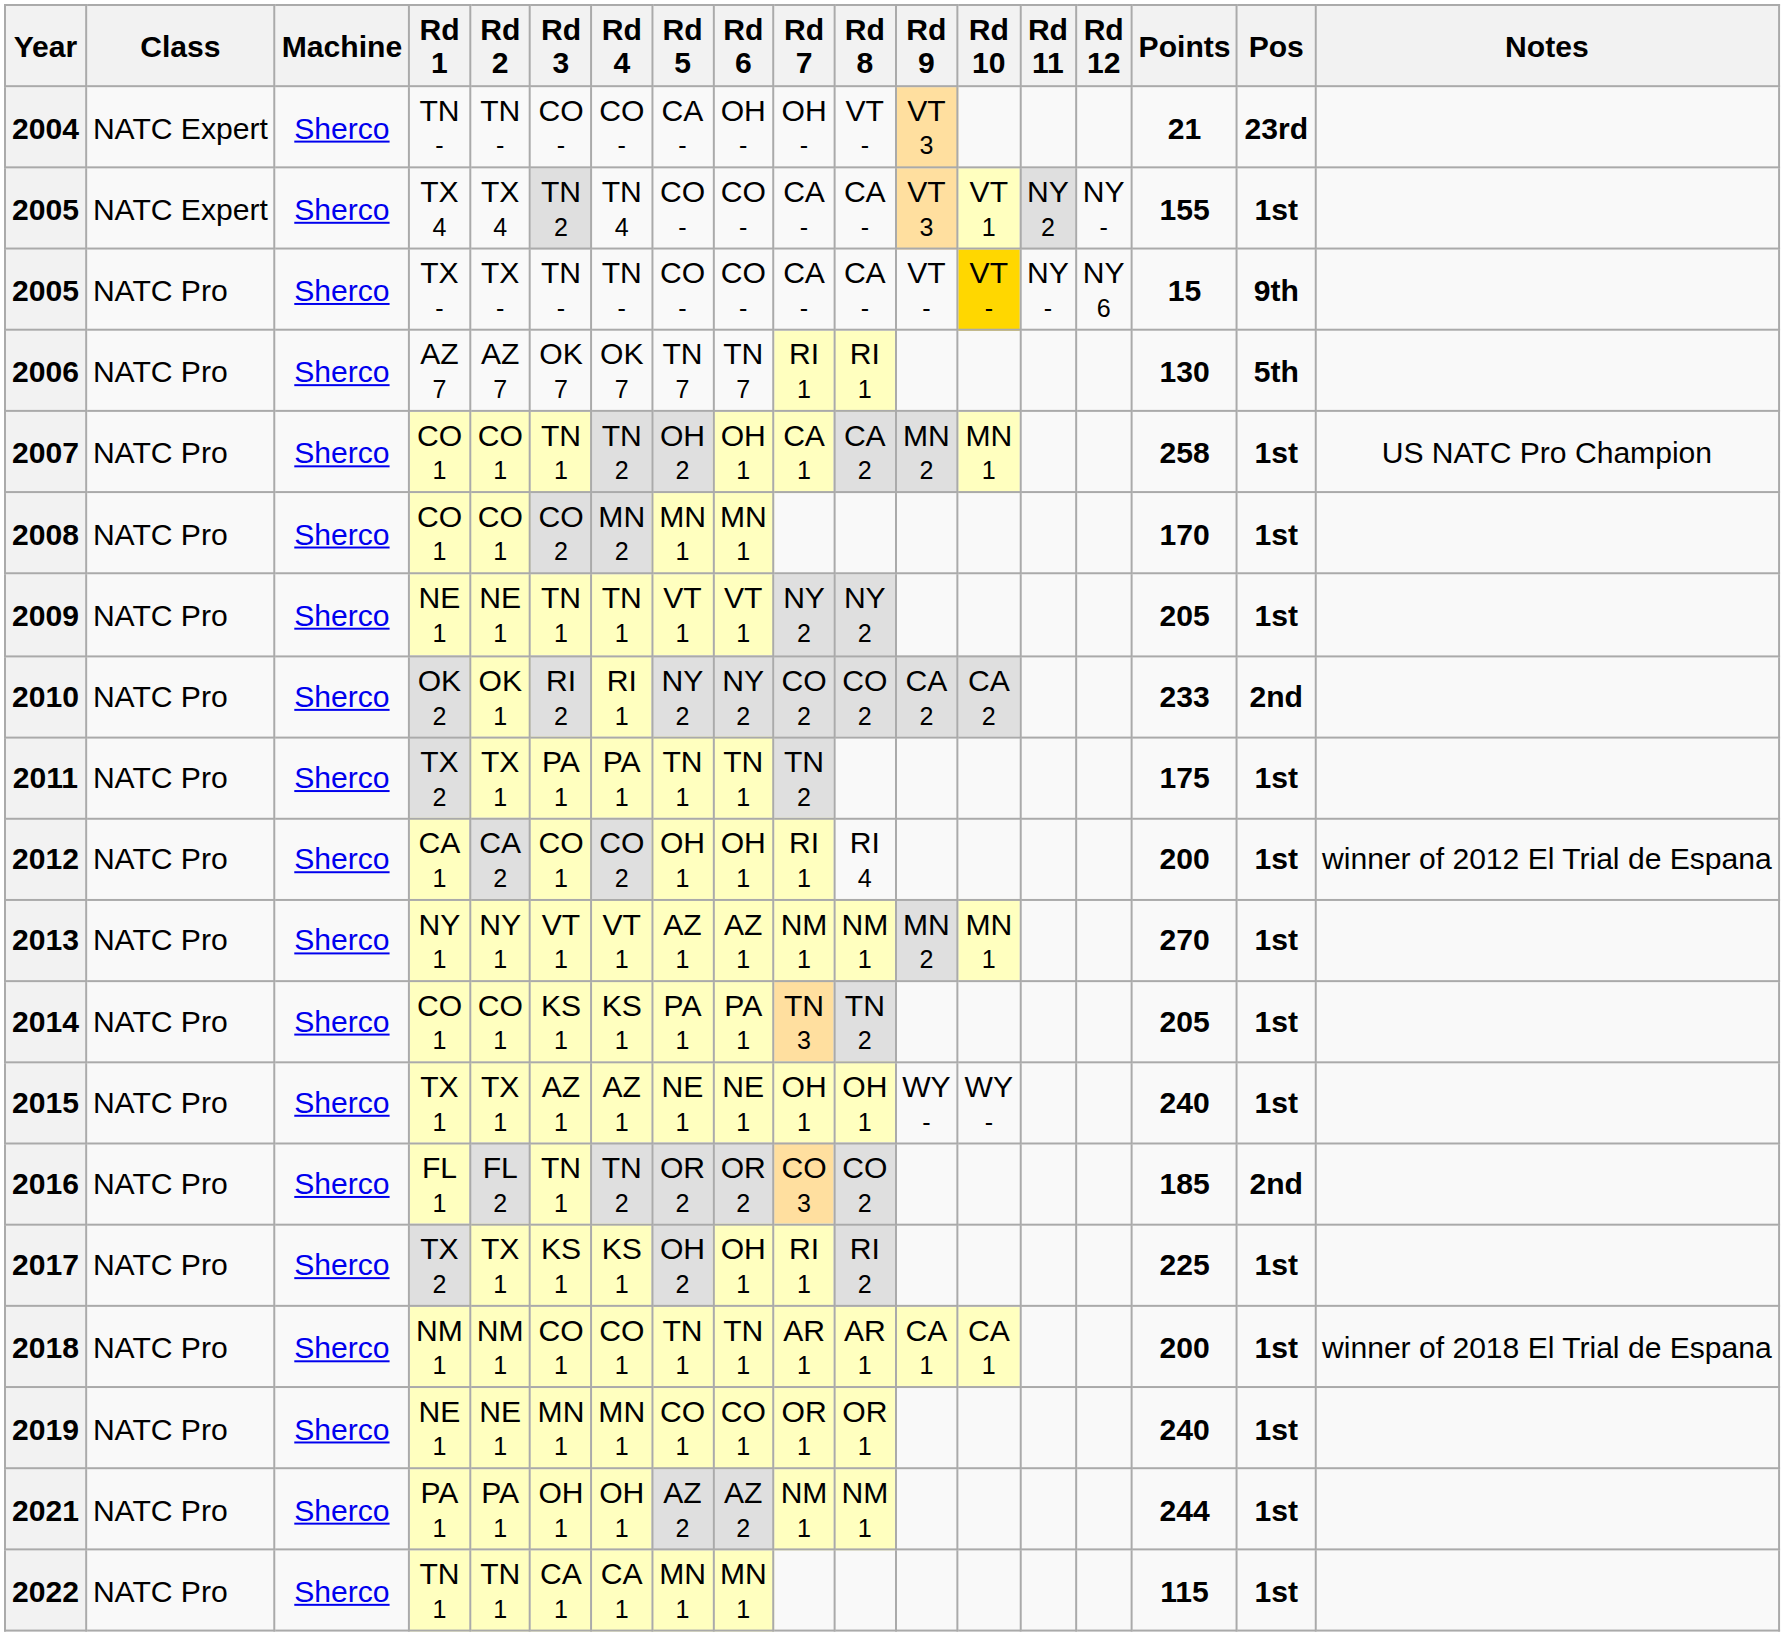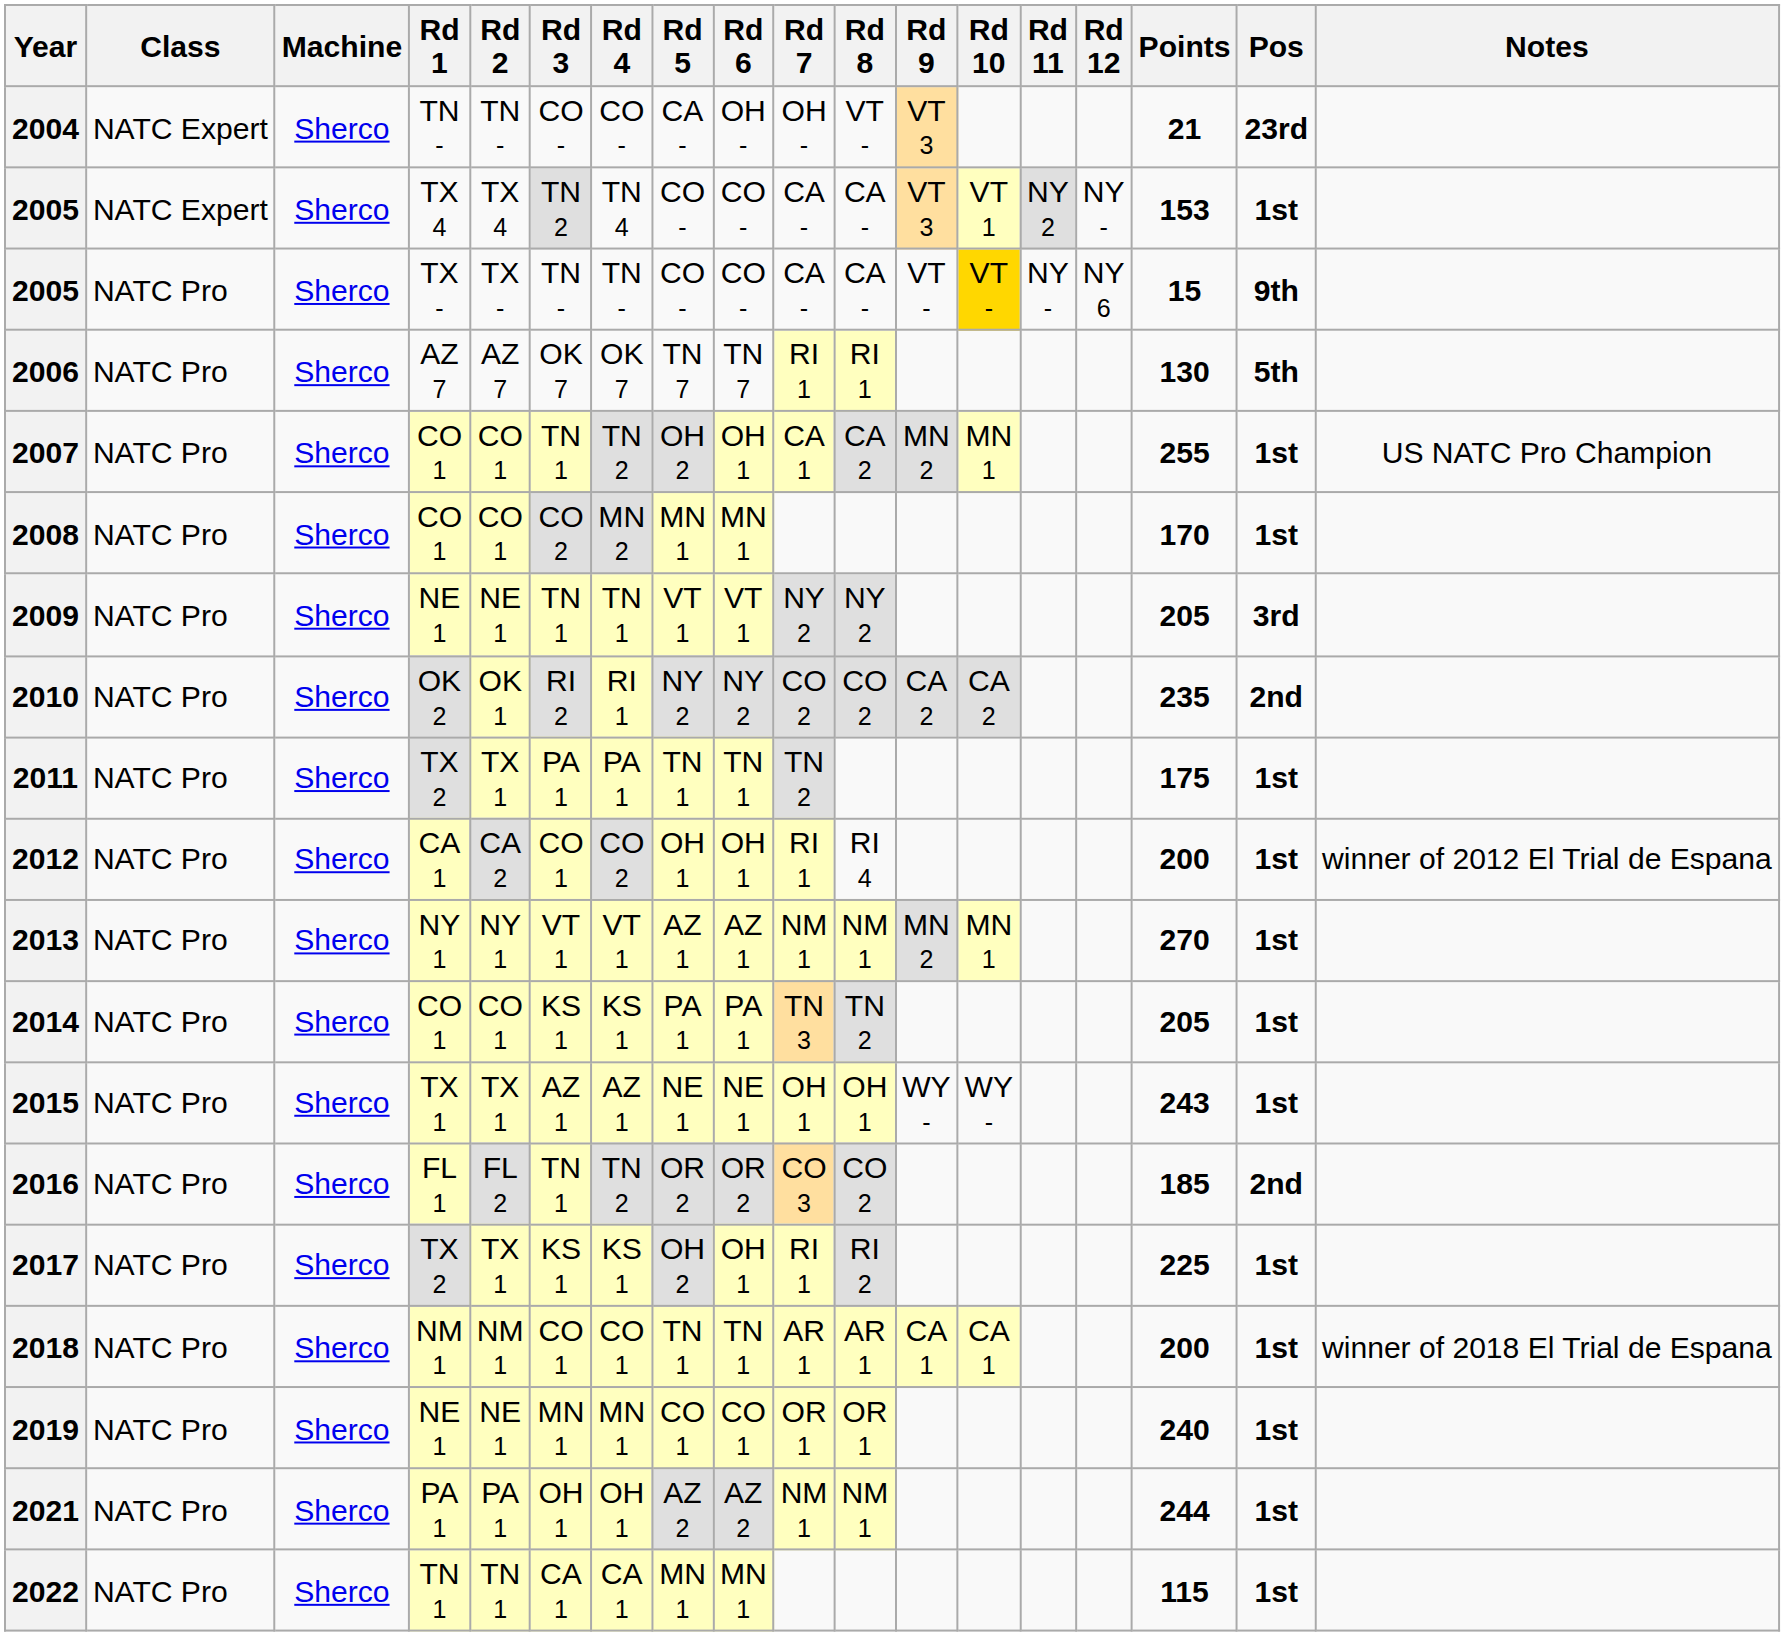(1185, 208) 155 -> (1185, 208) 153
(1185, 452) 258 -> (1185, 452) 255
(1276, 615) 1st -> (1276, 615) 3rd
(1185, 696) 233 -> (1185, 696) 235
(1185, 1103) 240 -> (1185, 1103) 243
